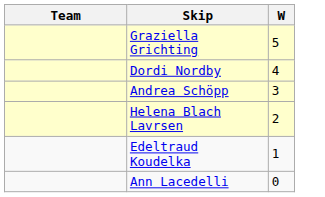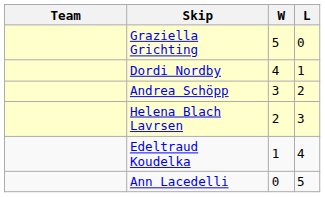+ column: (307, 15)
